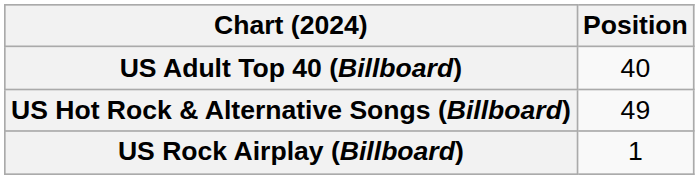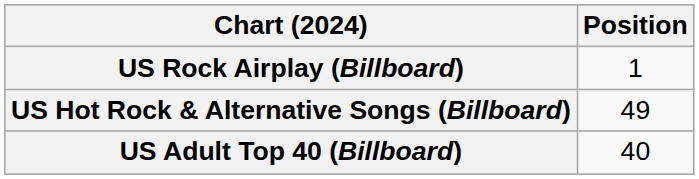rows swapped: (291, 67) <-> (291, 151)
